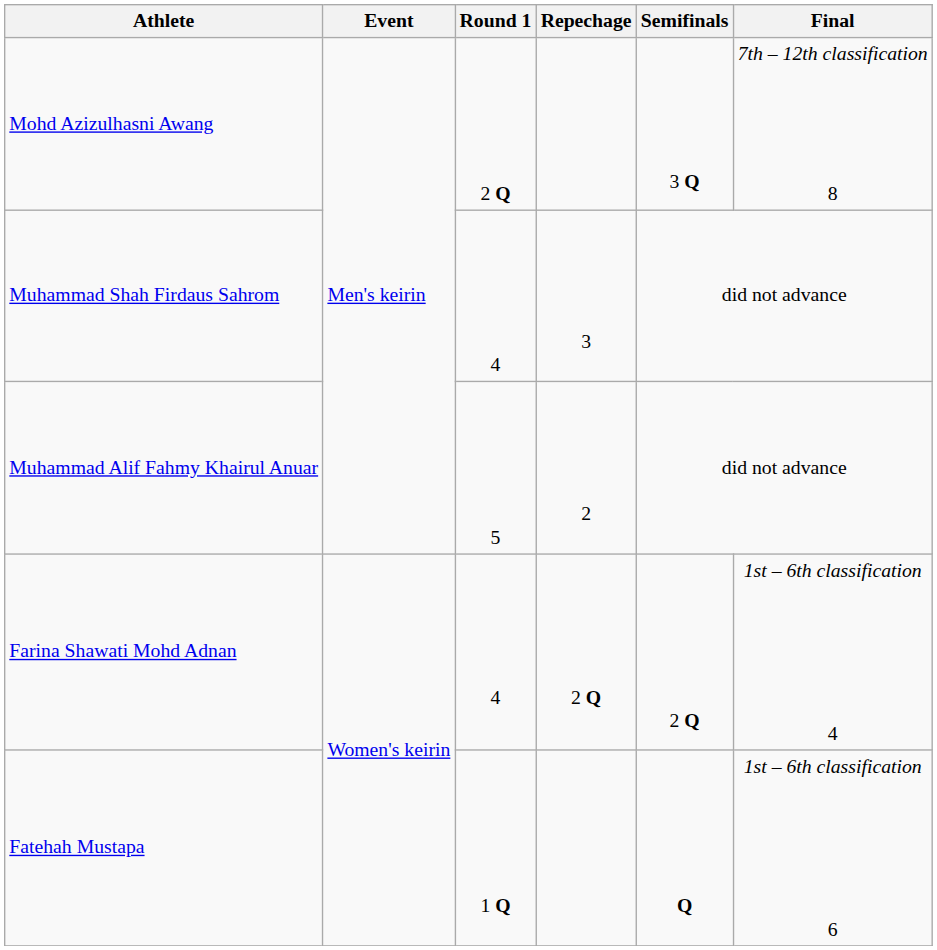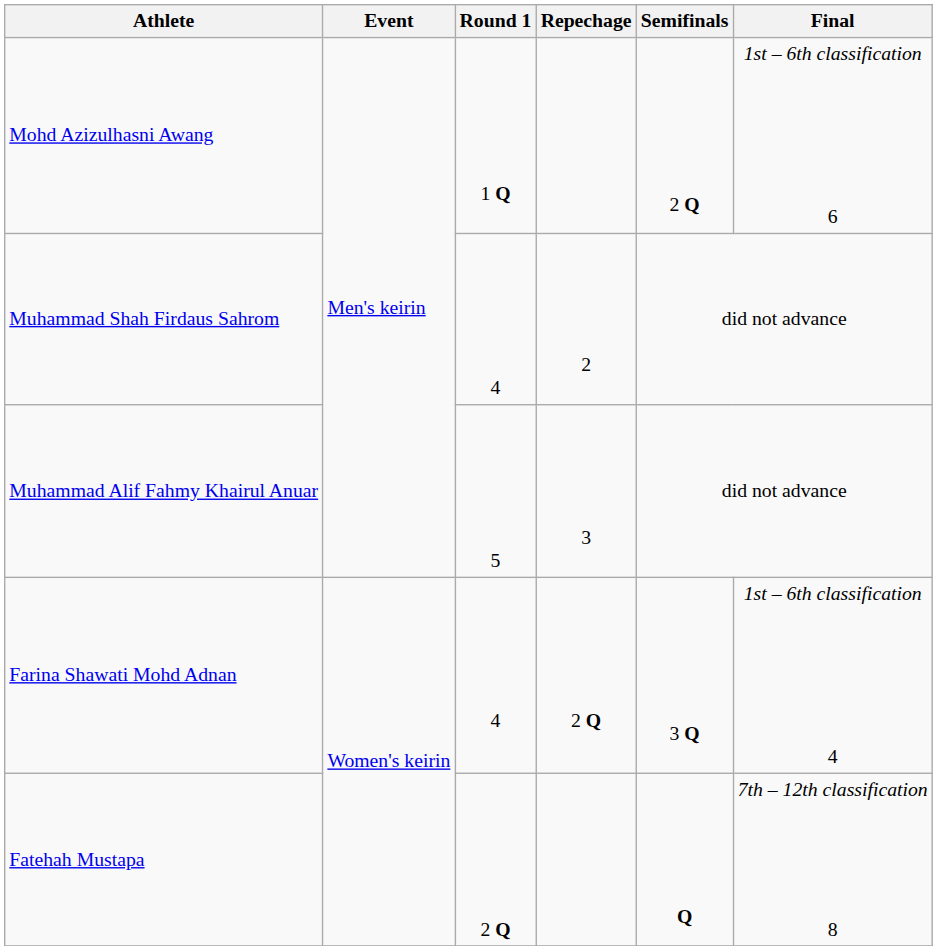(496, 193) 2 Q -> (496, 193) 1 Q
(685, 181) 3 Q -> (685, 205) 2 Q
(833, 123) 7th – 12th classification 8 -> (833, 135) 1st – 6th classification 6
(586, 342) 3 -> (586, 365) 2
(586, 514) 2 -> (586, 537) 3
(685, 721) 2 Q -> (685, 733) 3 Q
(496, 905) 1 Q -> (496, 929) 2 Q
(833, 847) 1st – 6th classification 6 -> (833, 859) 7th – 12th classification 8
